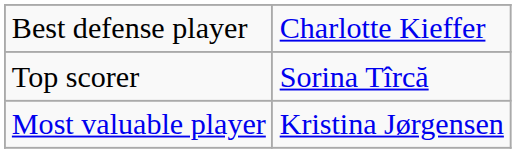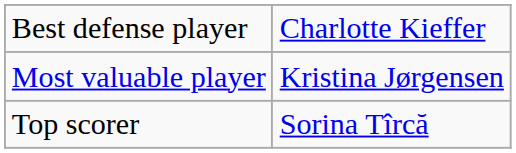rows swapped: (139, 123) <-> (76, 76)
